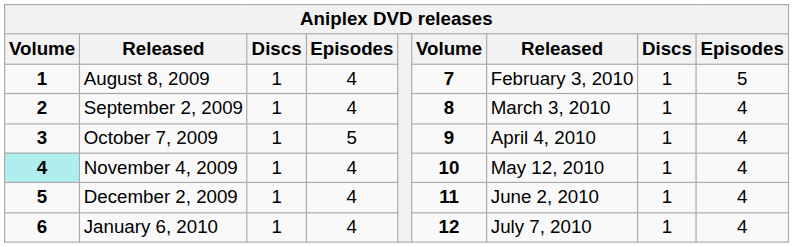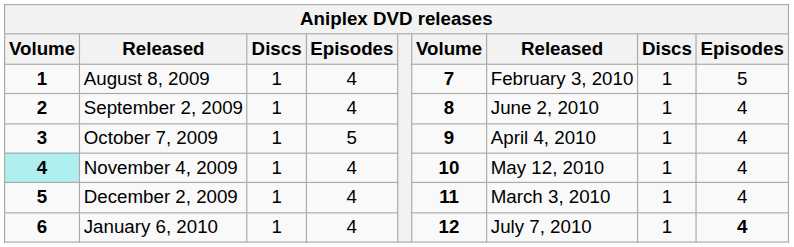(551, 108) March 3, 2010 -> (545, 108) June 2, 2010
(545, 197) June 2, 2010 -> (551, 197) March 3, 2010
(742, 227) normal -> (742, 227) bold
